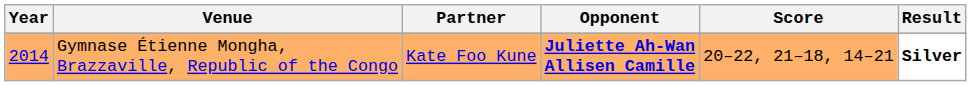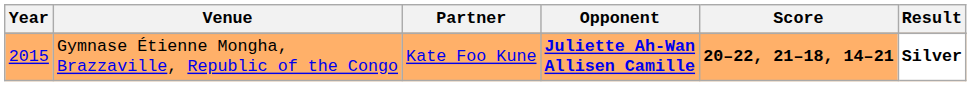(29, 57) 2014 -> (29, 57) 2015
(798, 57) normal -> (798, 57) bold
